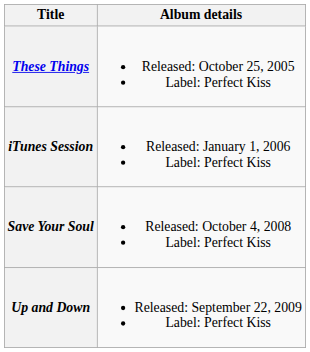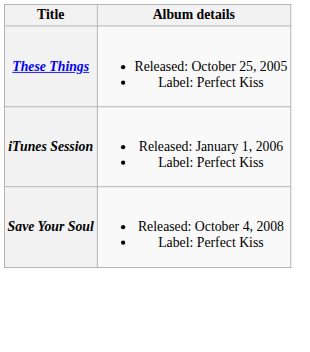- row: (51, 307)
